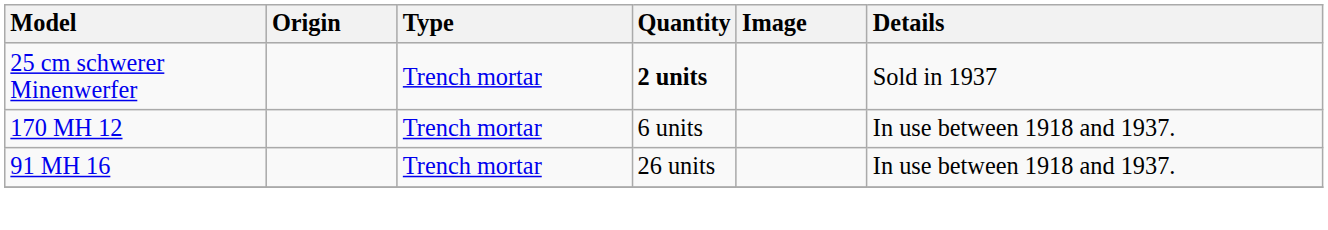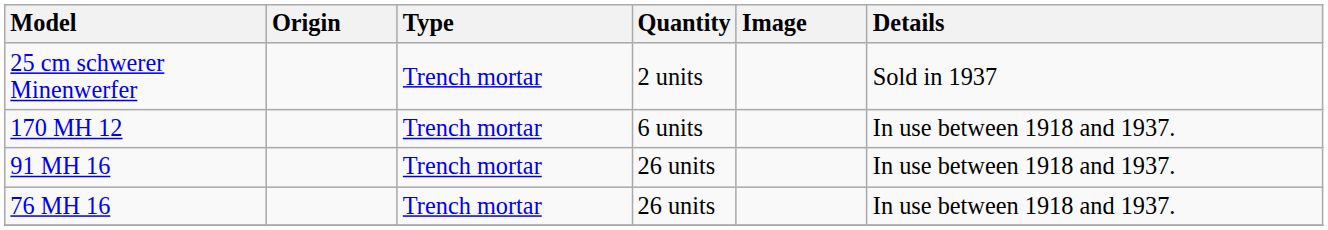(672, 76) bold -> (670, 76) normal
+ row: (60, 205)
